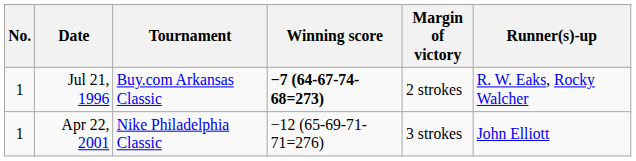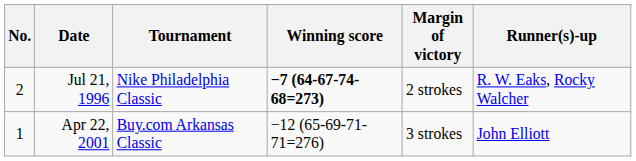(20, 89) 1 -> (20, 89) 2
(175, 89) Buy.com Arkansas Classic -> (173, 89) Nike Philadelphia Classic
(173, 134) Nike Philadelphia Classic -> (175, 134) Buy.com Arkansas Classic
